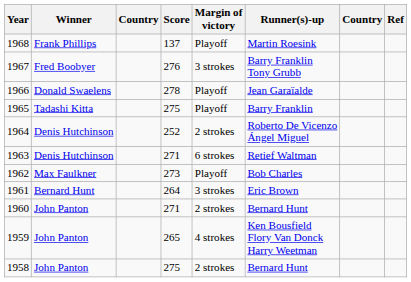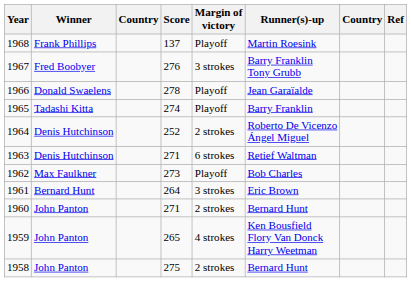(172, 108) 275 -> (172, 108) 274
